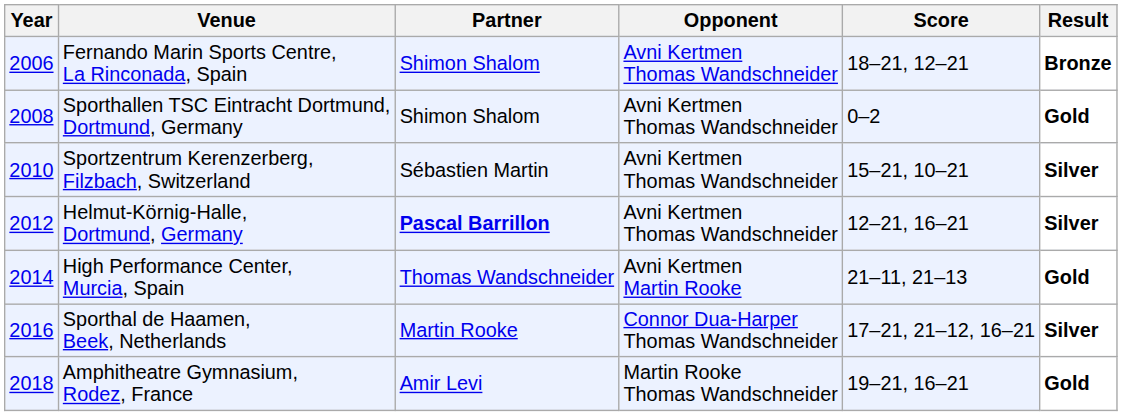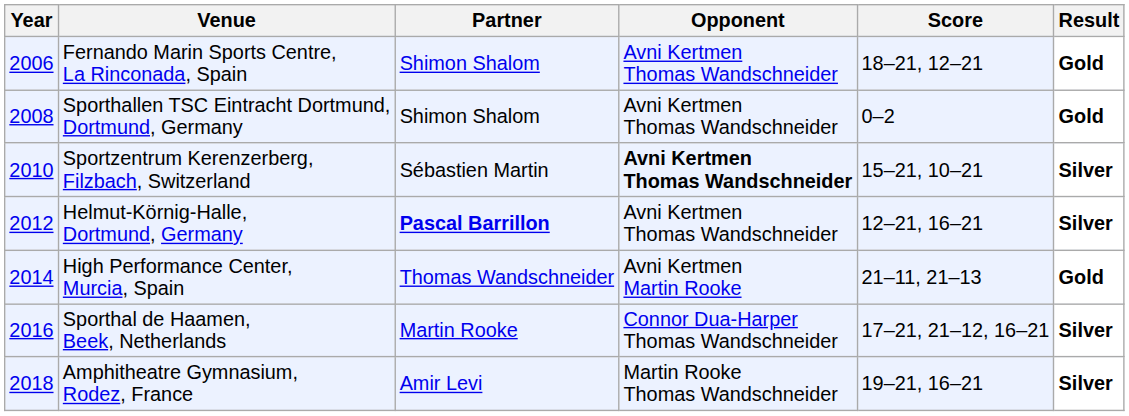(1078, 63) Bronze -> (1081, 63) Gold
(731, 170) normal -> (738, 170) bold
(1067, 384) Gold -> (1086, 384) Silver
